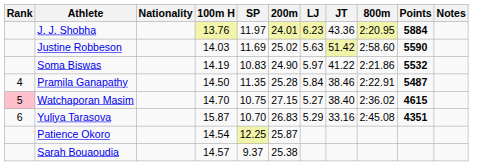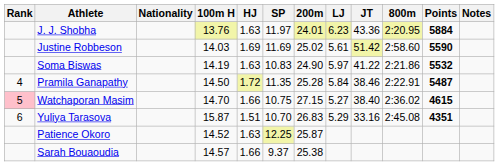+ column: (250, 12)
(313, 47) 5.63 -> (338, 47) 5.61
(216, 134) 14.54 -> (216, 134) 14.52
